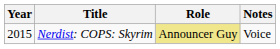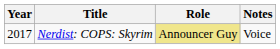(20, 33) 2015 -> (20, 33) 2017
